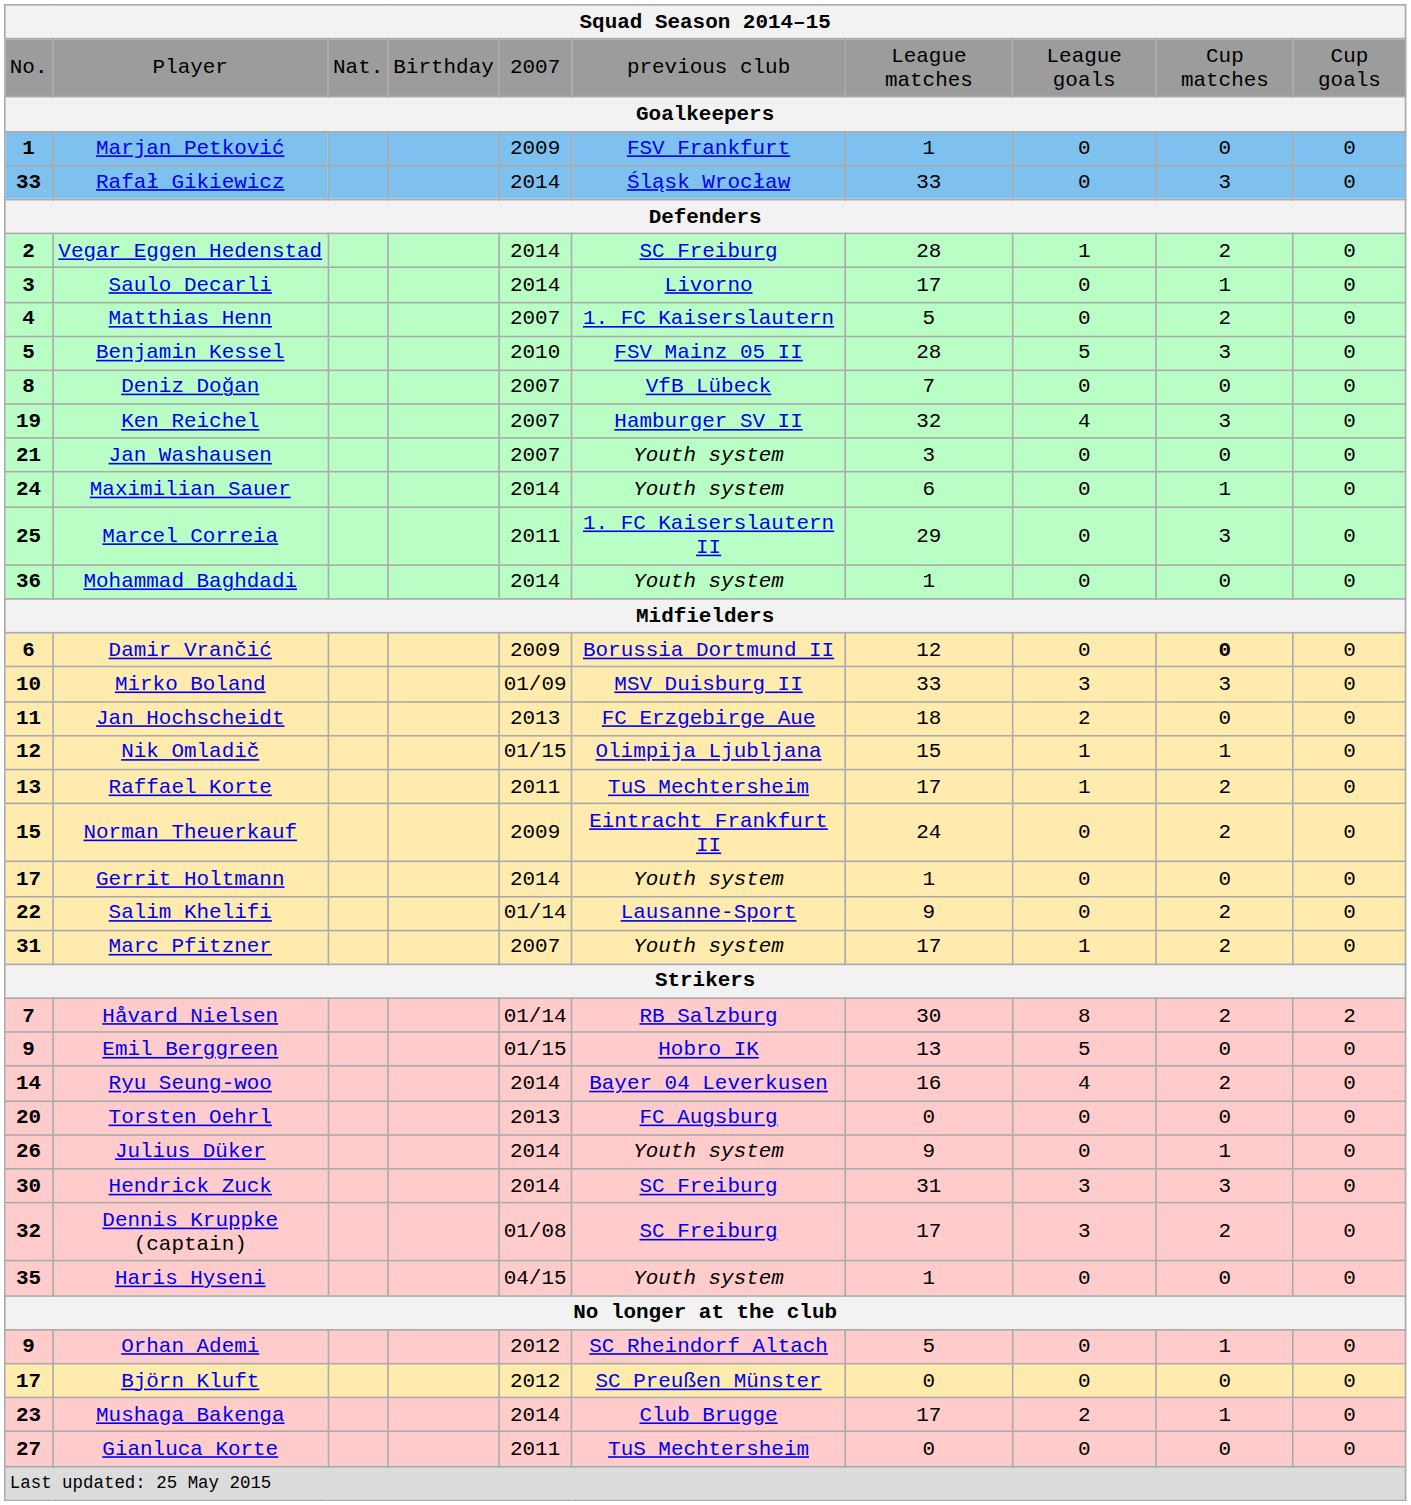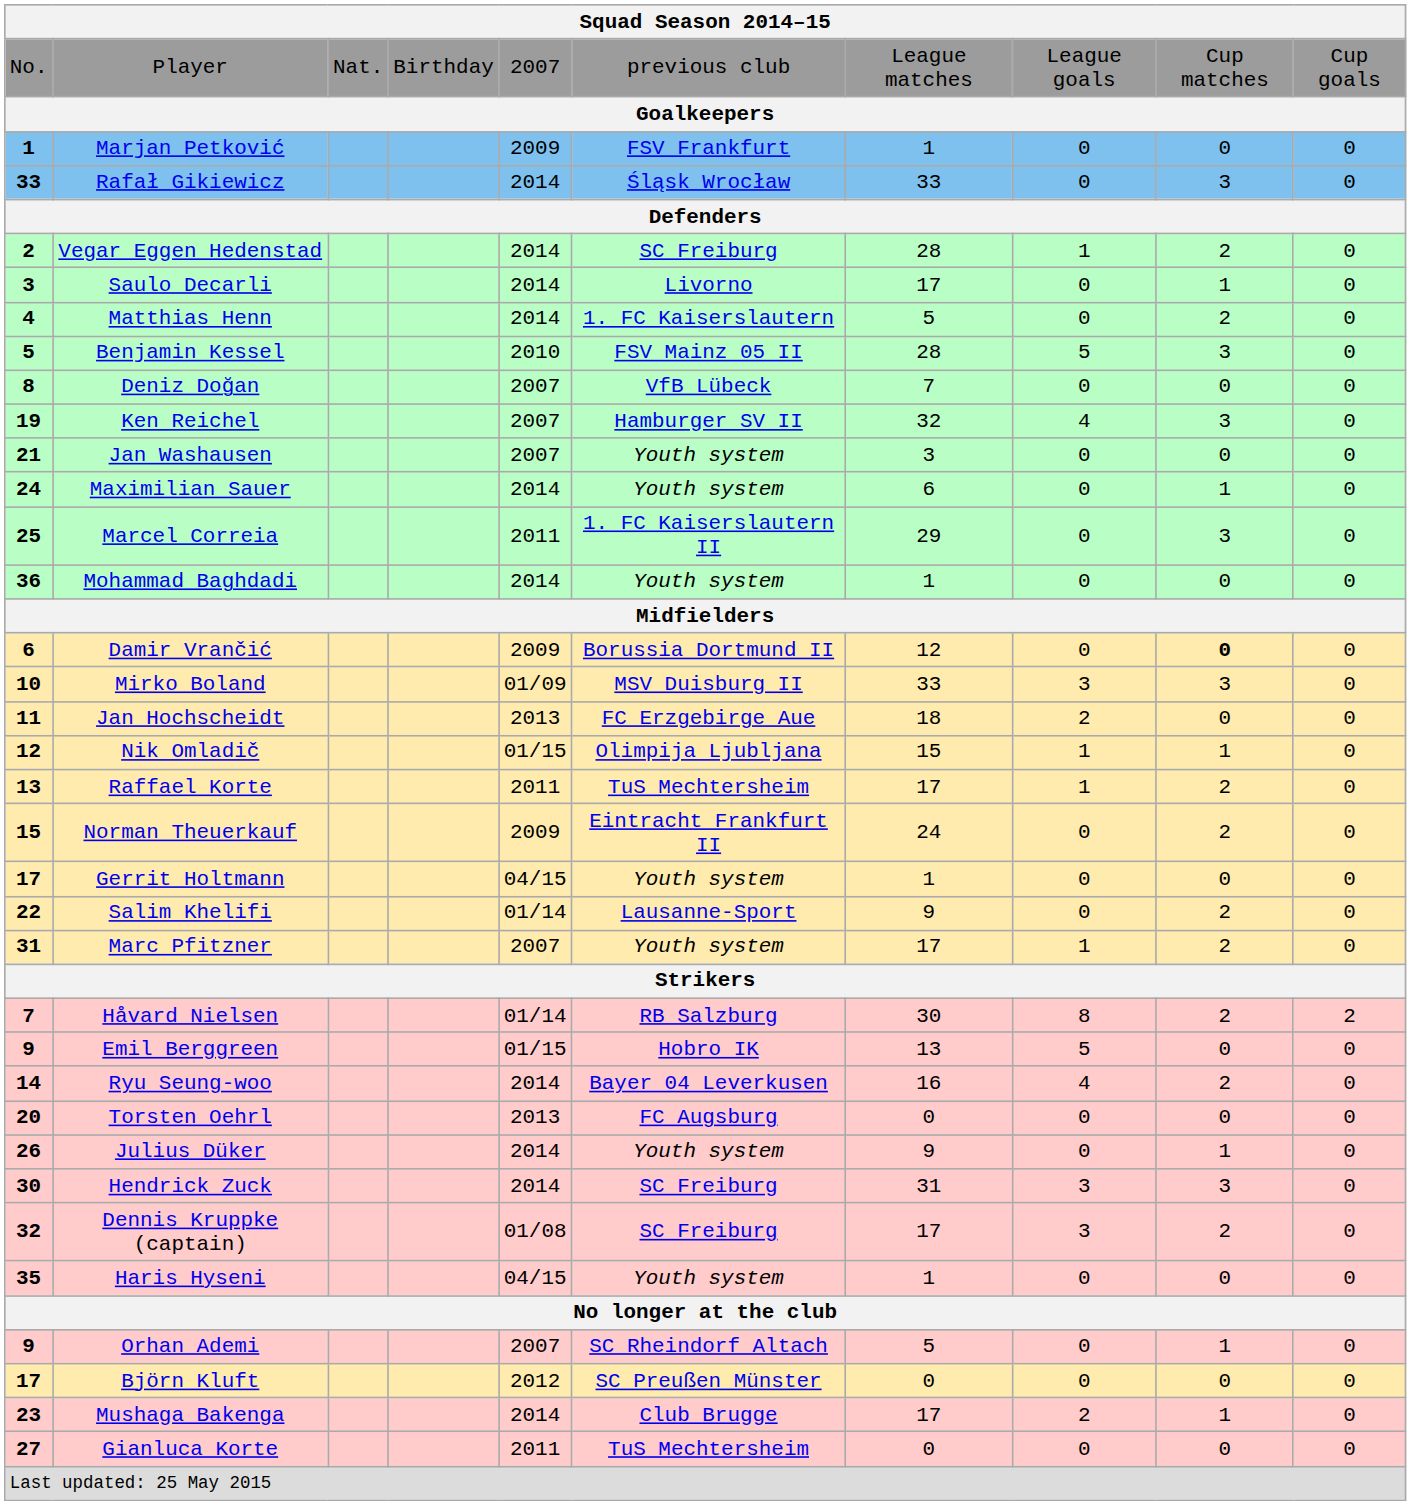(535, 319) 2007 -> (535, 319) 2014
(535, 879) 2014 -> (535, 879) 04/15
(535, 1346) 2012 -> (535, 1346) 2007
